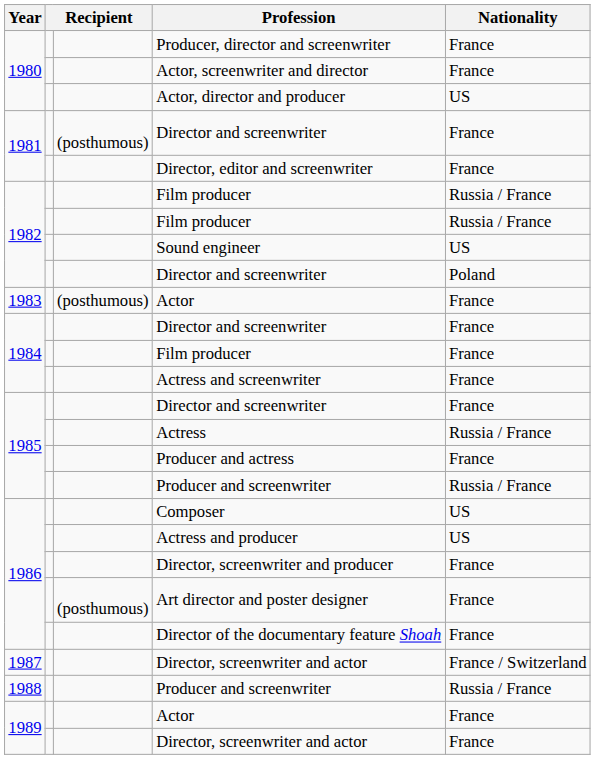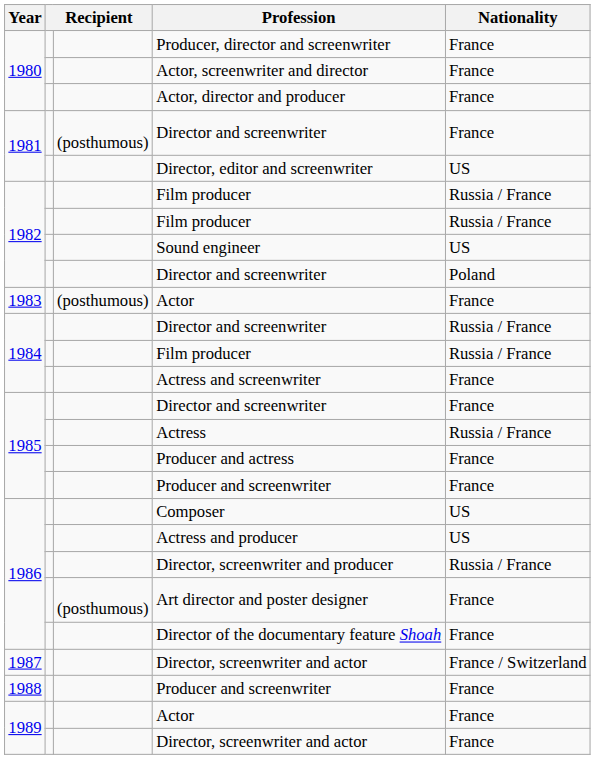(460, 96) US -> (472, 96) France
(472, 168) France -> (460, 168) US
(472, 326) France -> (500, 326) Russia / France
(472, 353) France -> (500, 353) Russia / France
(500, 485) Russia / France -> (472, 485) France
(472, 564) France -> (500, 564) Russia / France
(500, 688) Russia / France -> (472, 688) France
